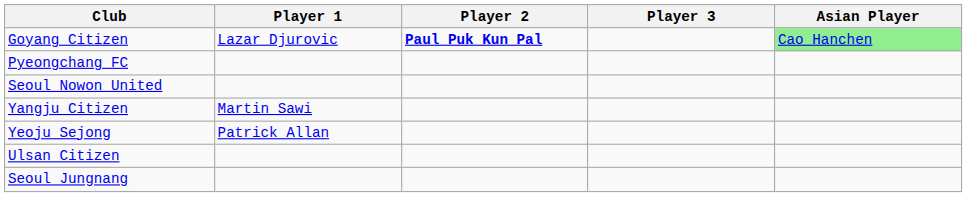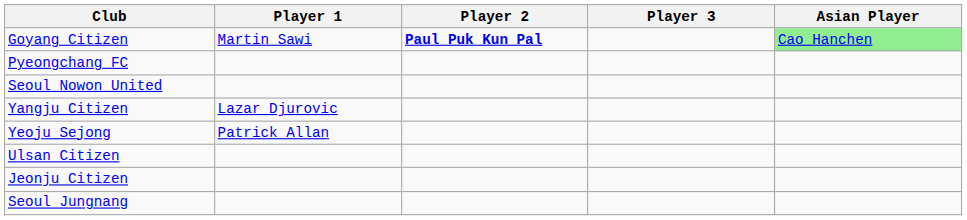(278, 40) Lazar Djurovic -> (265, 40) Martin Sawi
(265, 109) Martin Sawi -> (278, 109) Lazar Djurovic
+ row: (68, 179)
